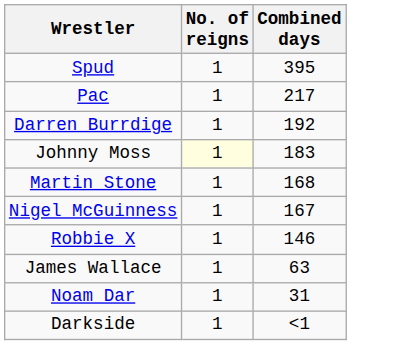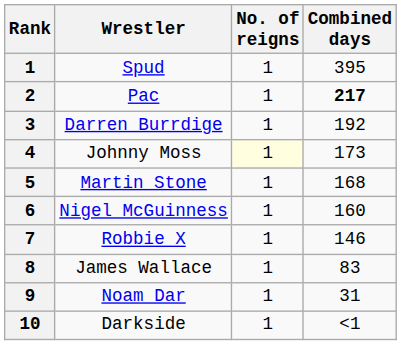+ column: (30, 29)
(299, 96) normal -> (350, 96) bold
(299, 154) 183 -> (350, 154) 173
(299, 211) 167 -> (350, 211) 160
(299, 268) 63 -> (350, 268) 83
